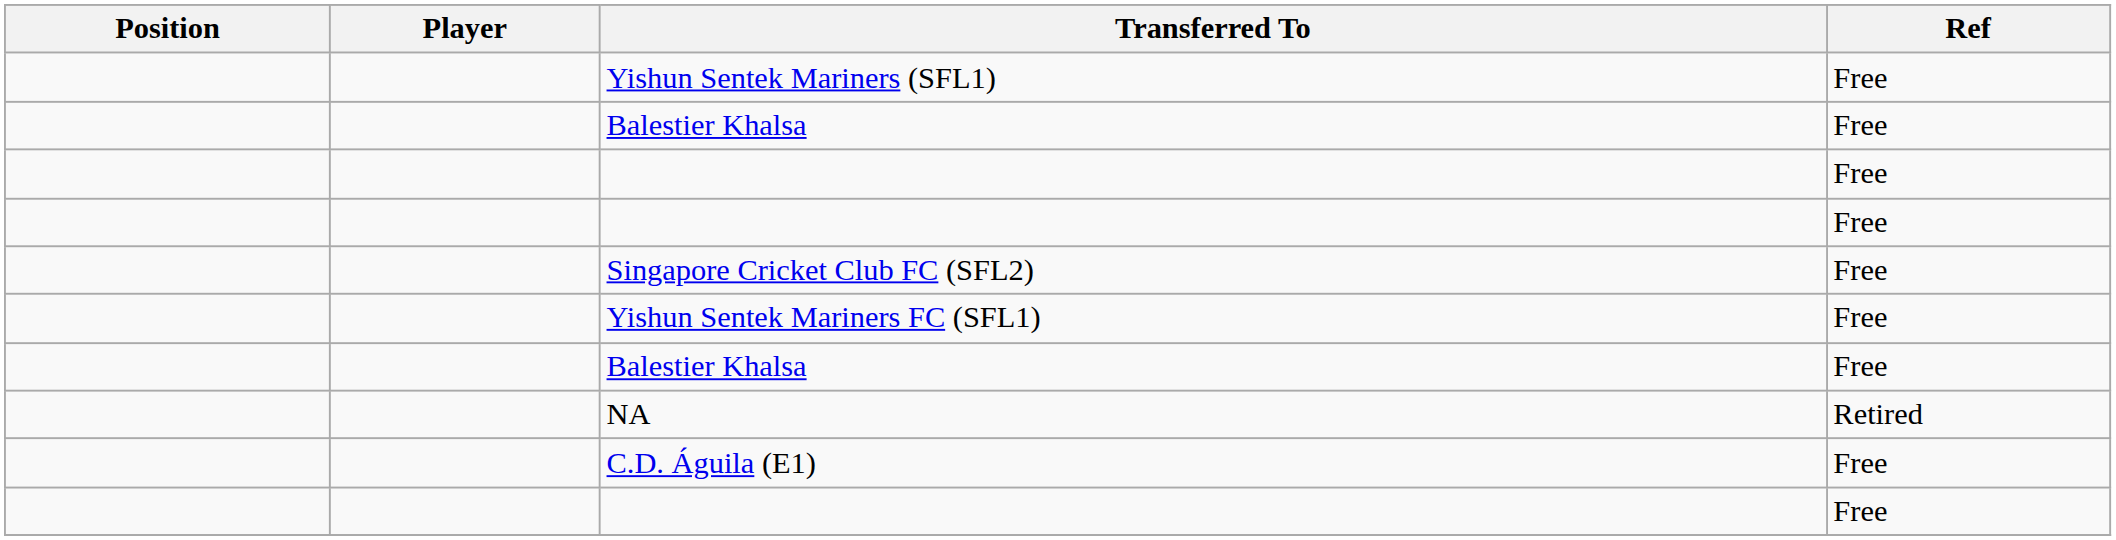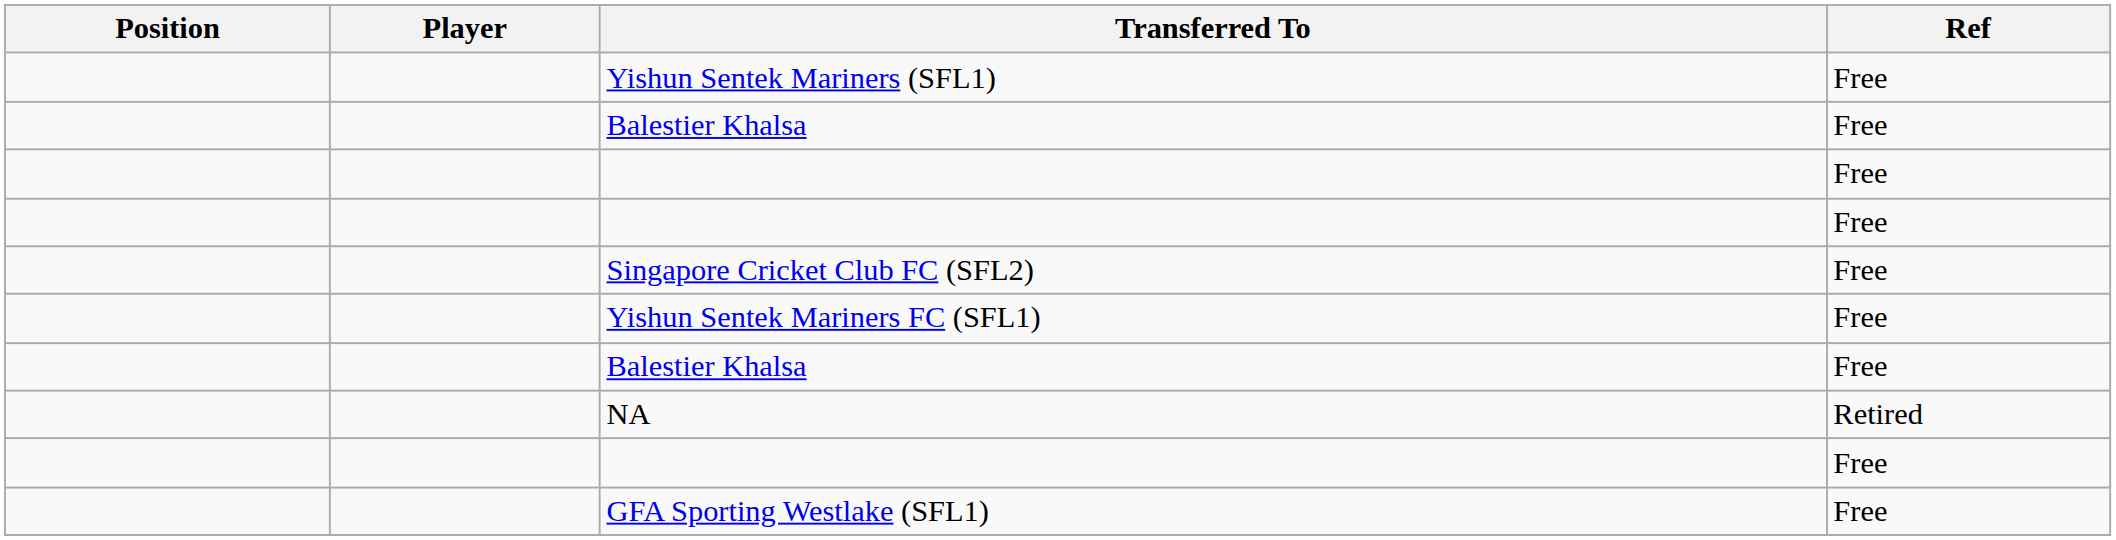- row: (711, 462)
+ row: (798, 510)
